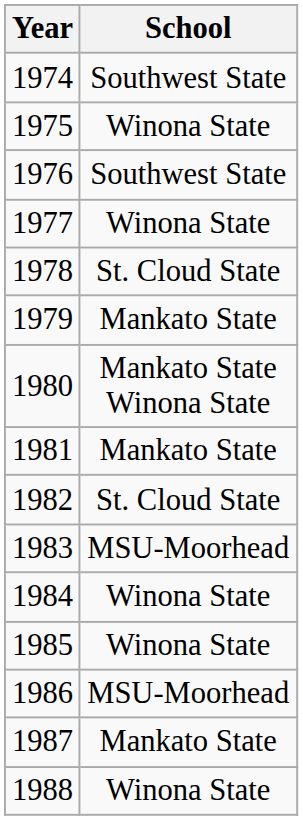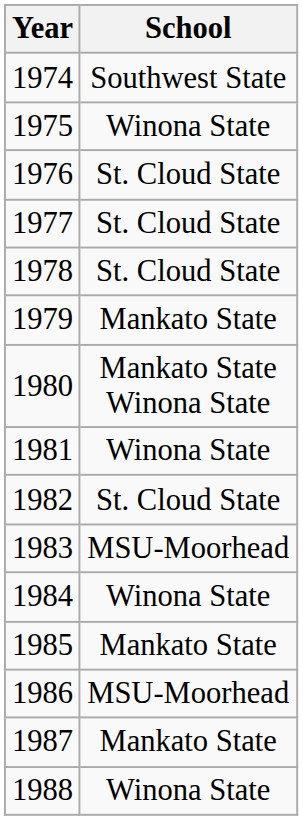(188, 174) Southwest State -> (188, 174) St. Cloud State
(188, 222) Winona State -> (188, 222) St. Cloud State
(188, 450) Mankato State -> (188, 450) Winona State
(188, 644) Winona State -> (188, 644) Mankato State
